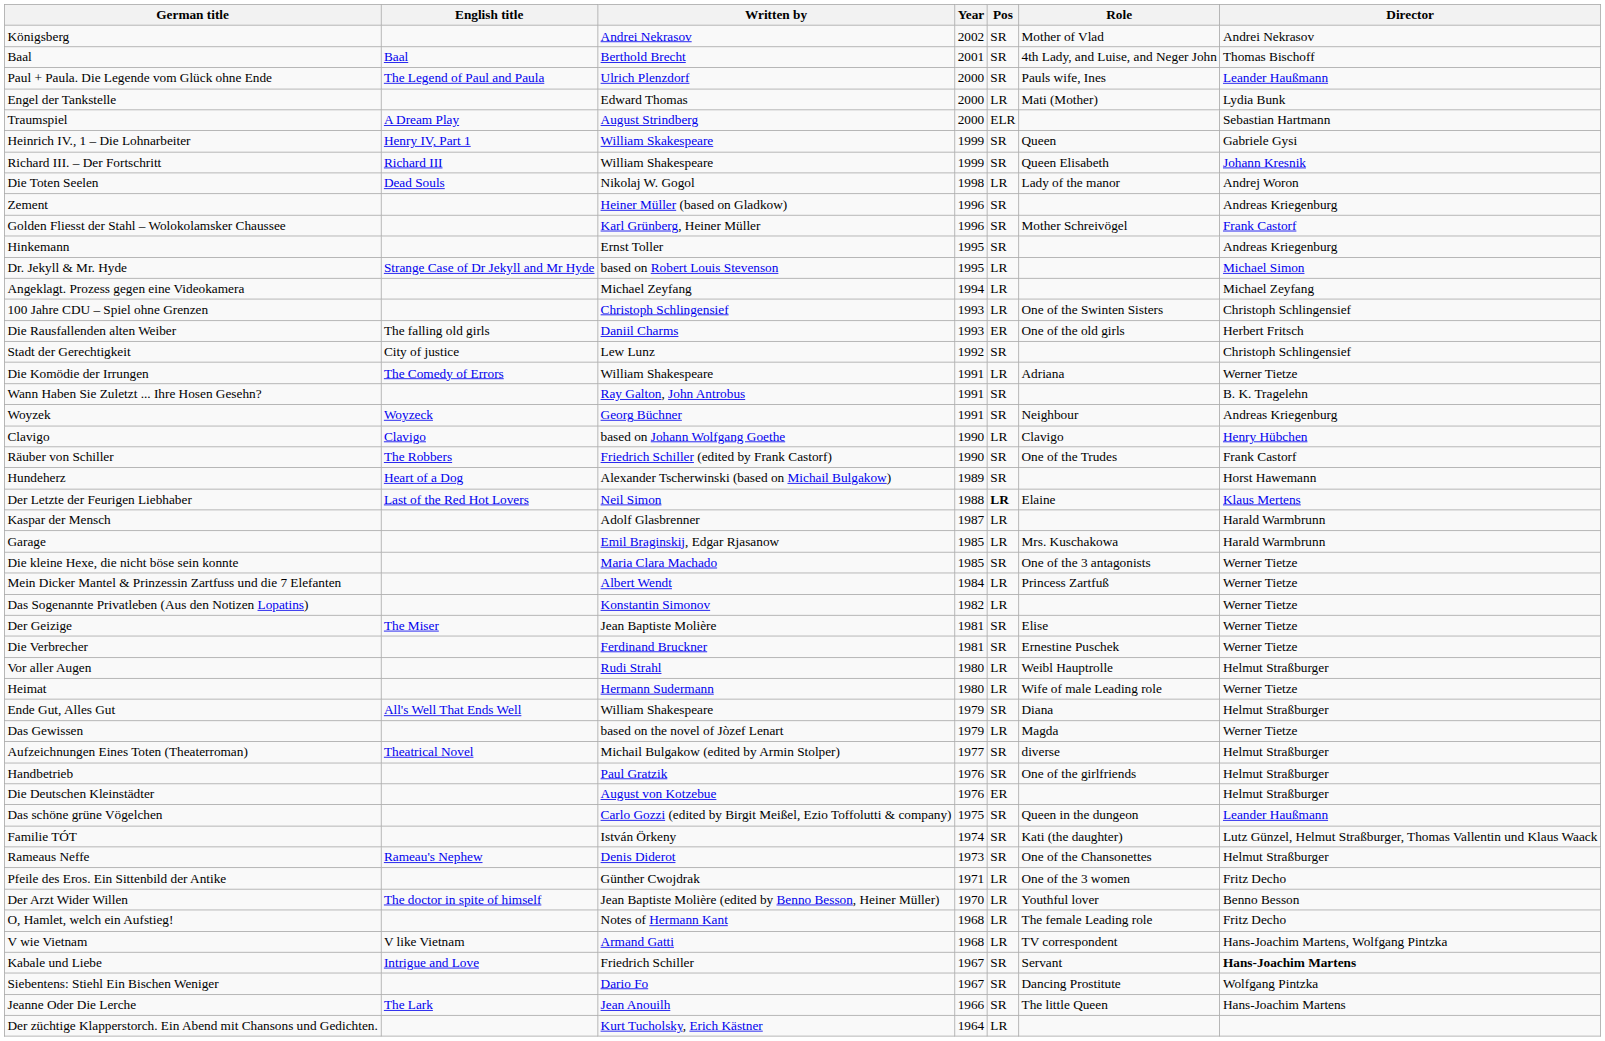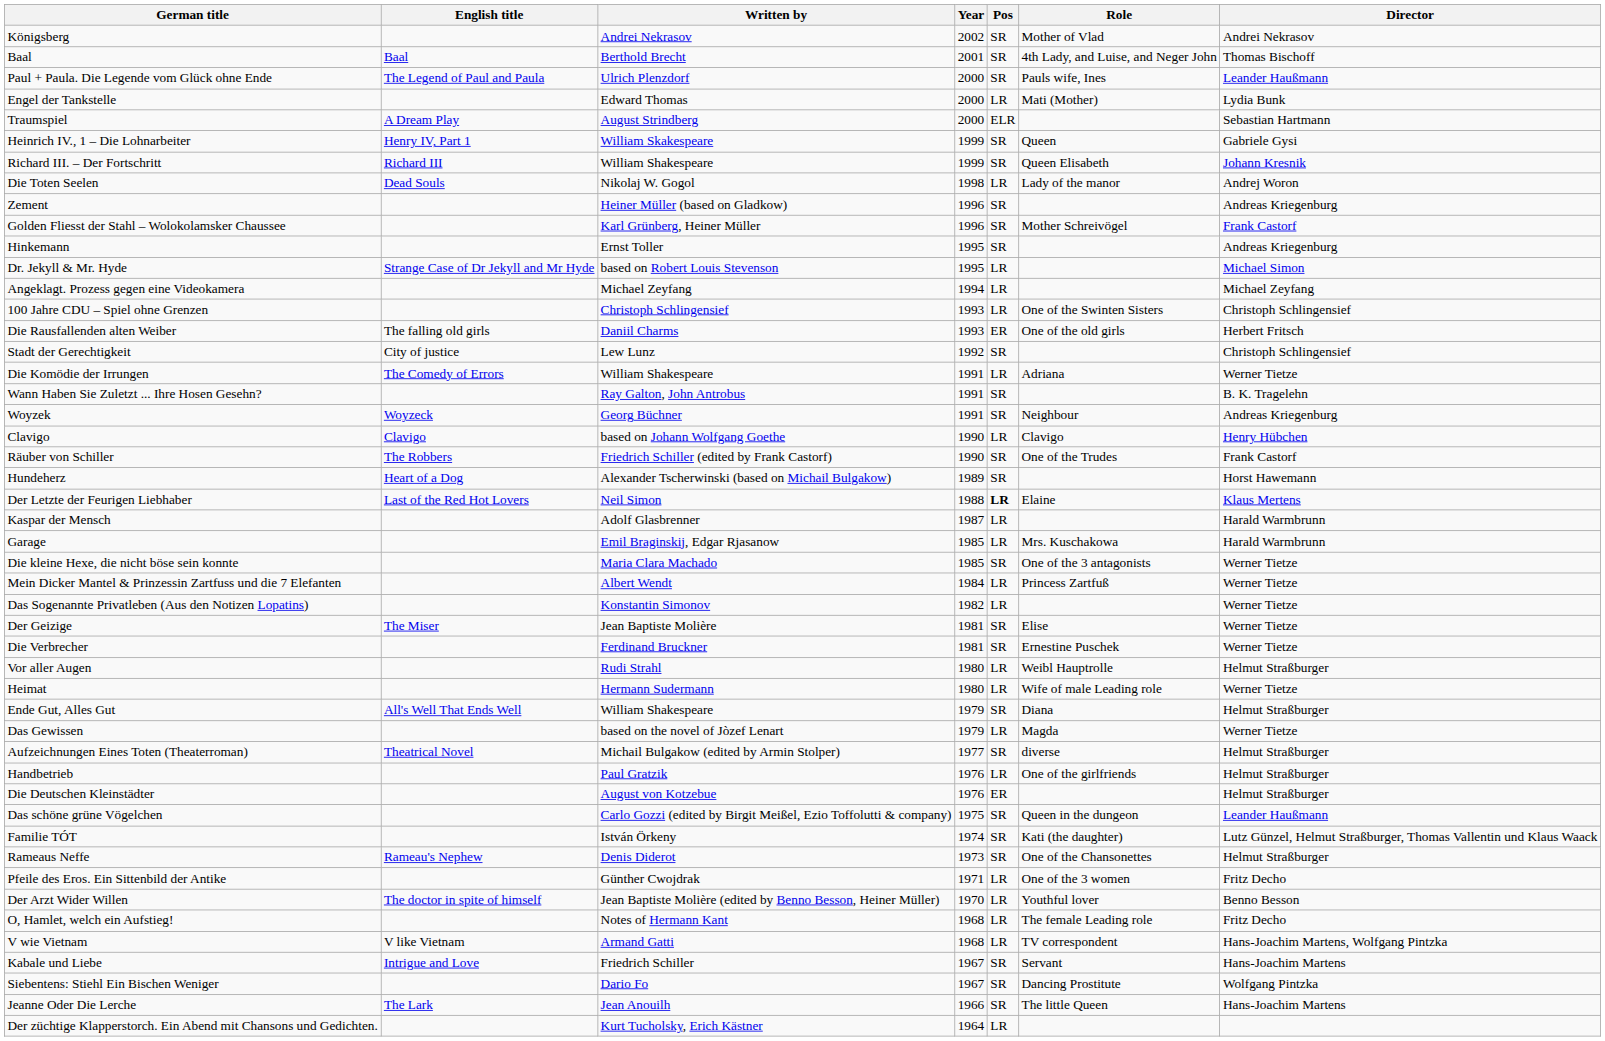(998, 773) SR -> (999, 773) LR
(1290, 962) bold -> (1284, 962) normal
